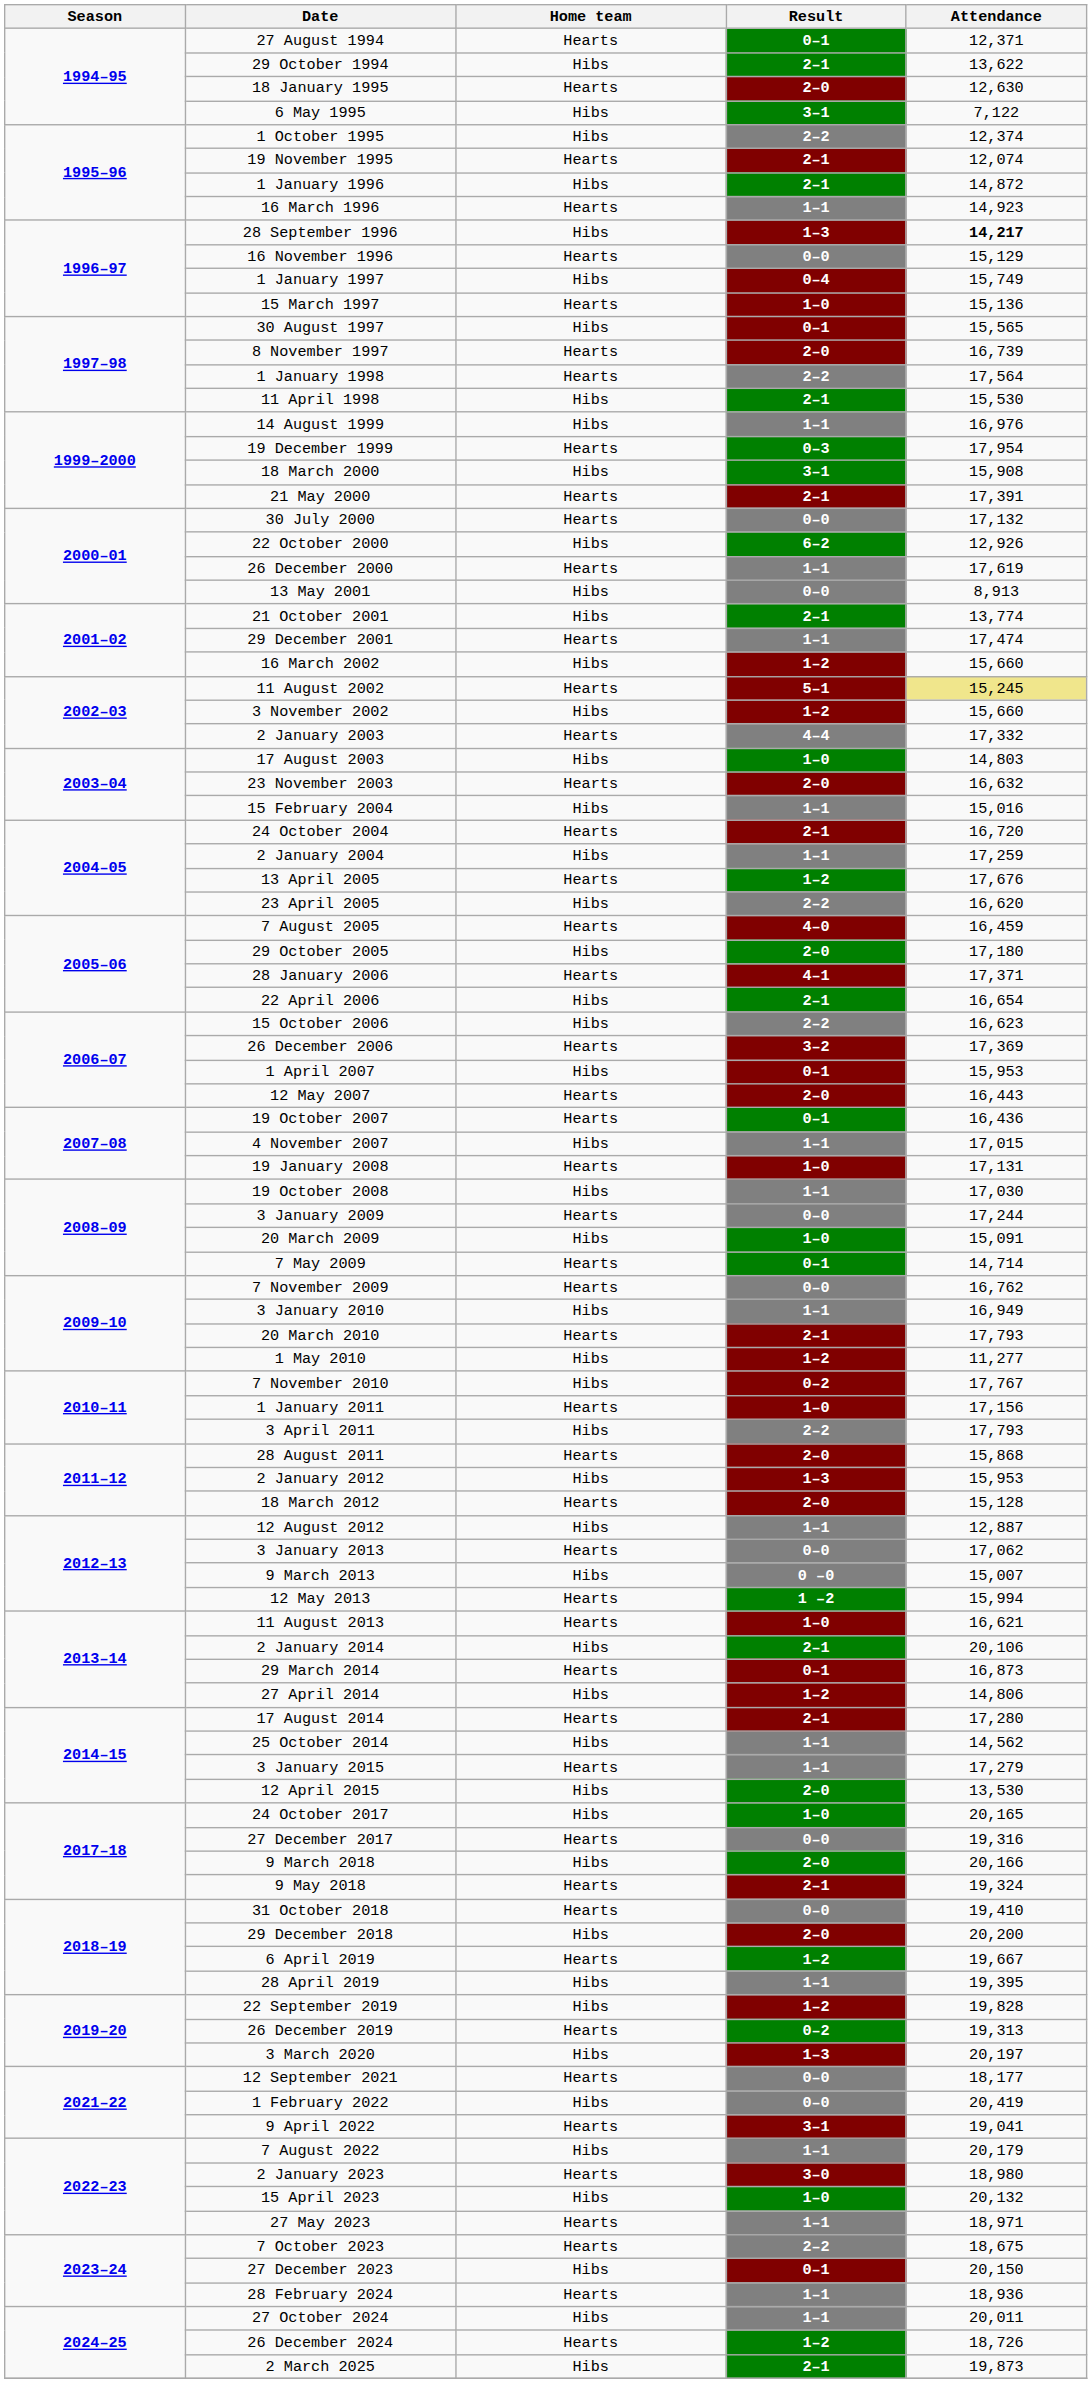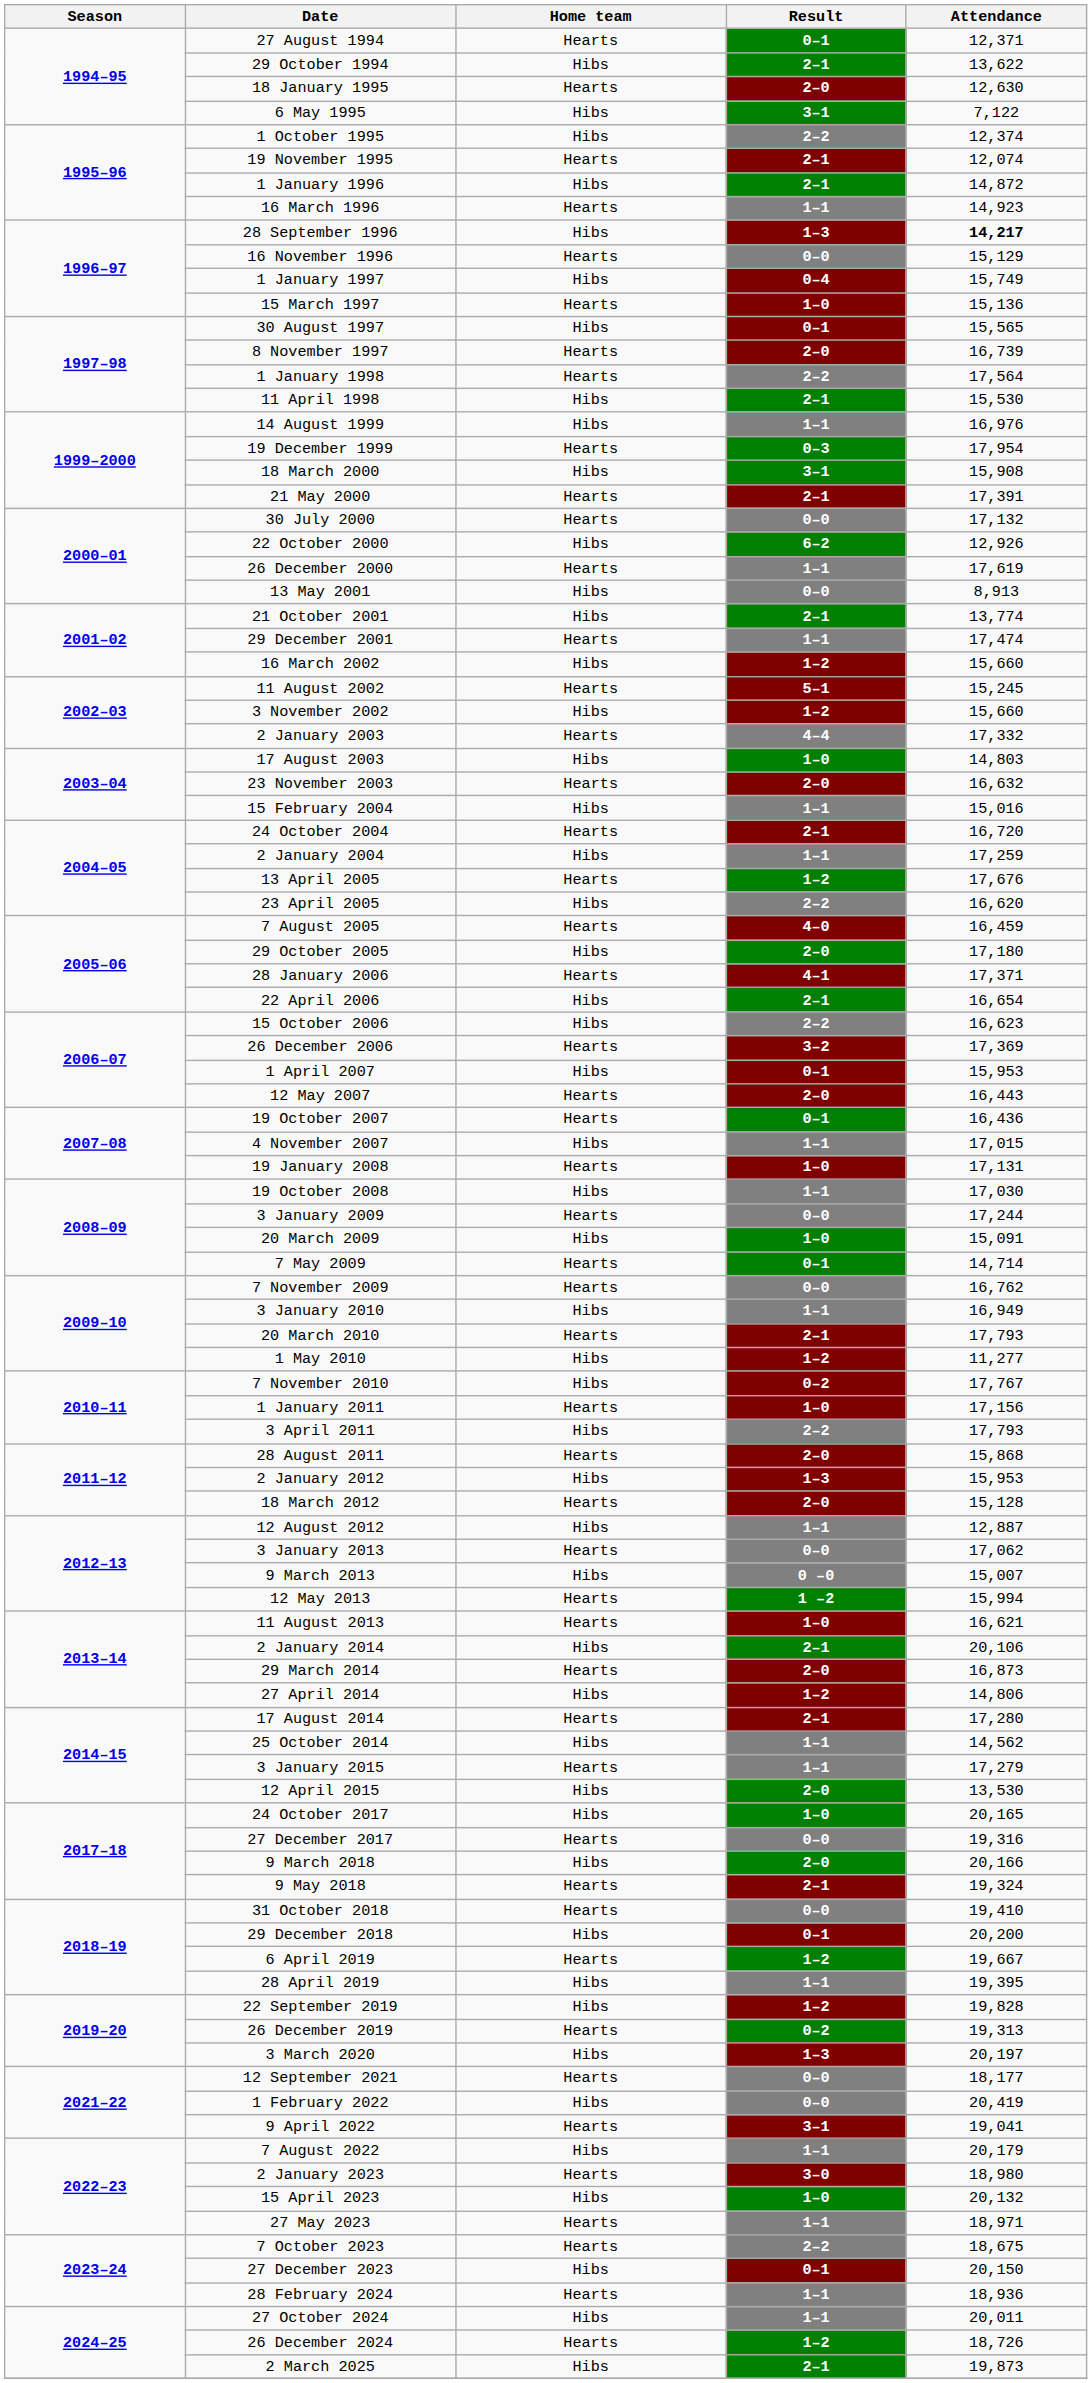(996, 688) khaki background -> (996, 688) no background
(816, 1671) 0–1 -> (816, 1671) 2–0
(816, 1935) 2–0 -> (816, 1935) 0–1
